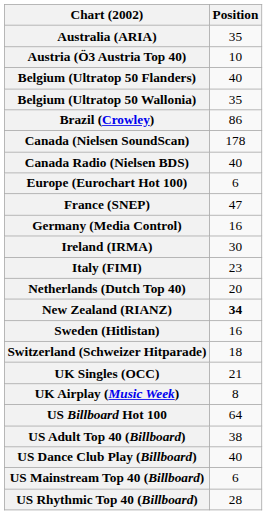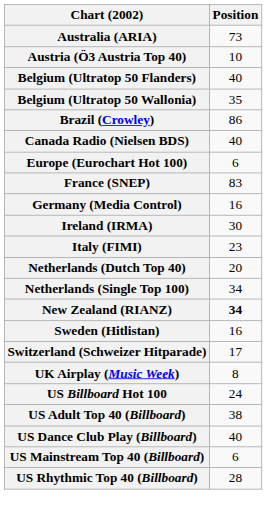(235, 36) 35 -> (235, 36) 73
- row: (107, 141)
(235, 204) 47 -> (235, 183) 83
+ row: (107, 288)
(235, 352) 18 -> (235, 352) 17
- row: (107, 373)
(235, 415) 64 -> (235, 394) 24
